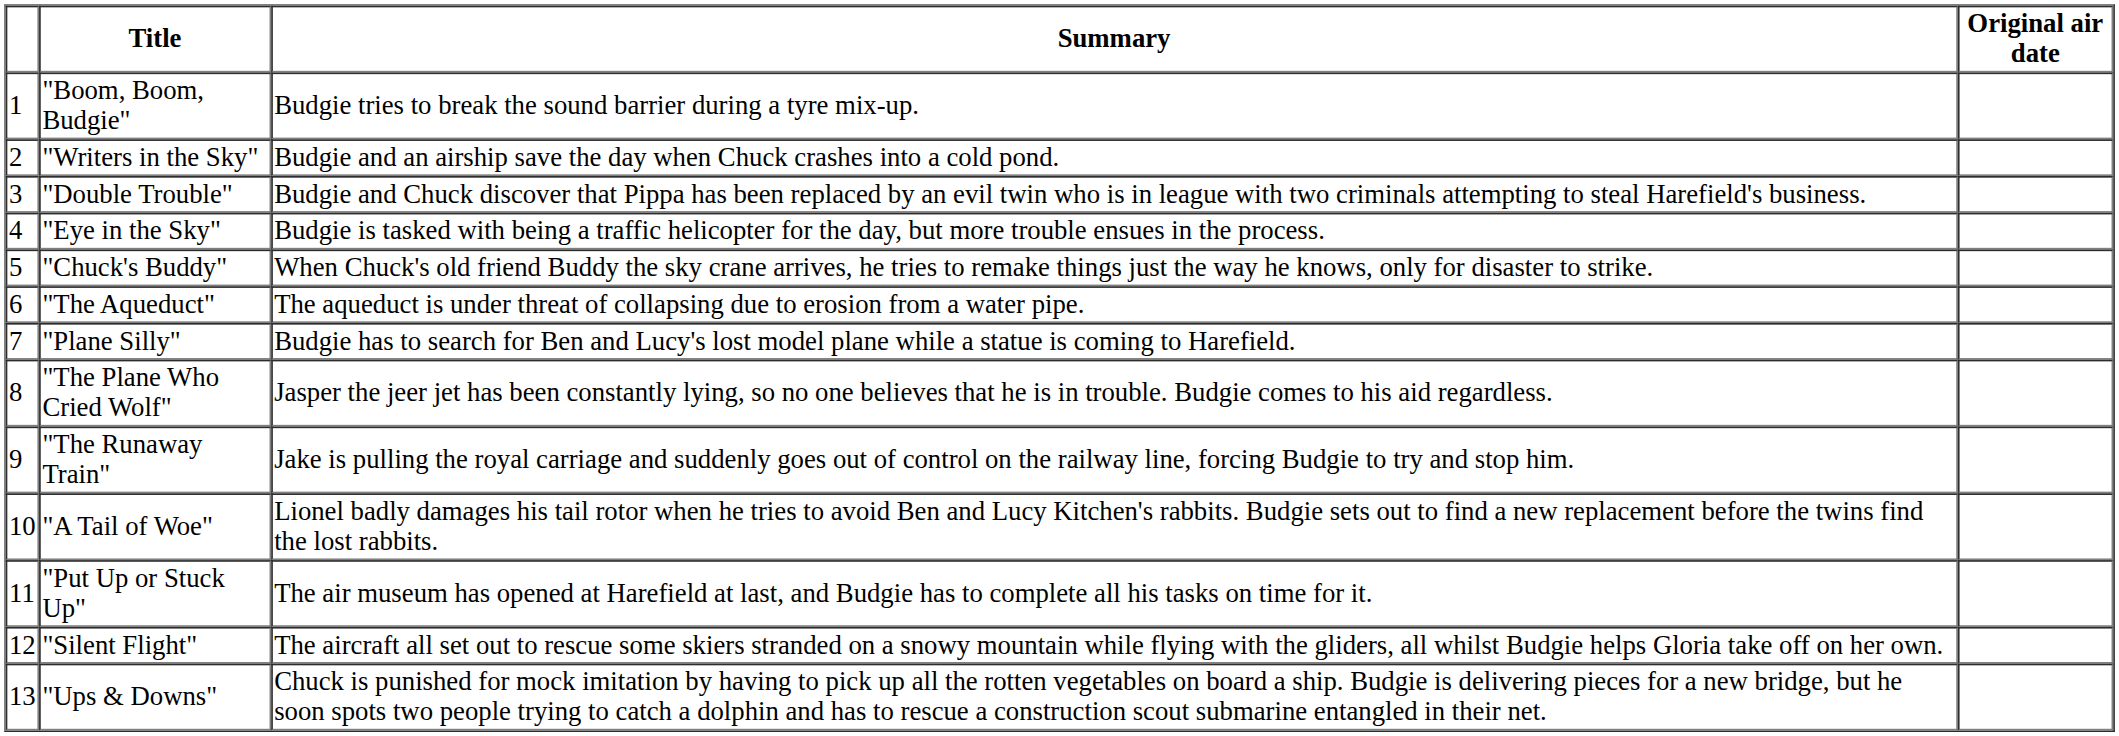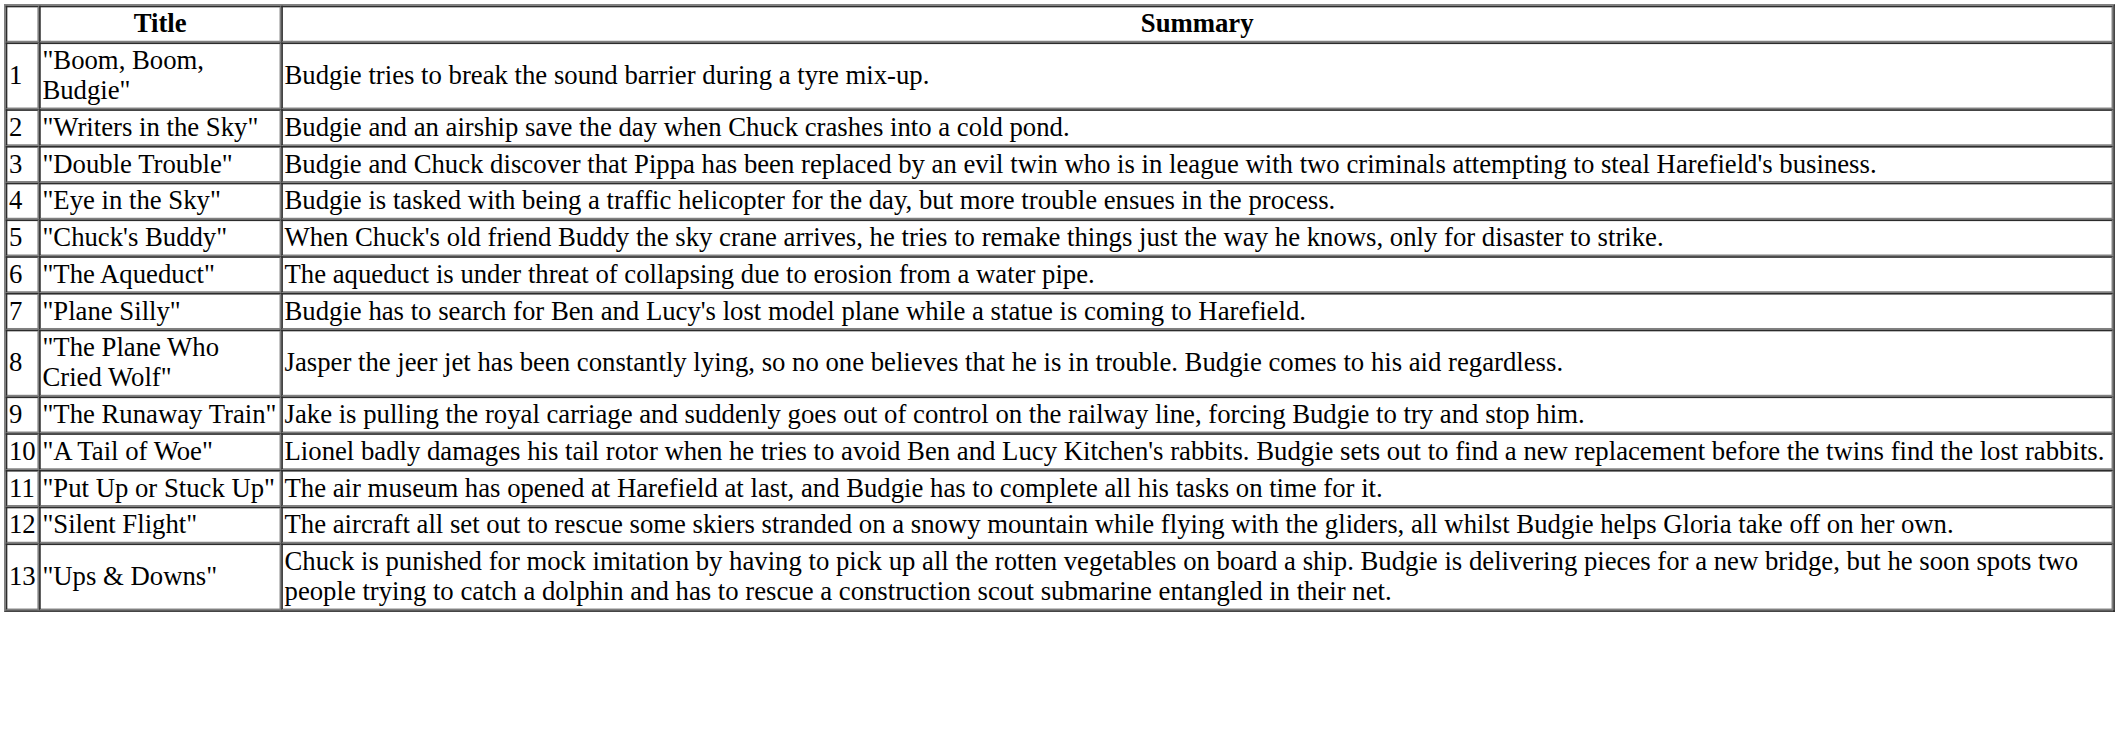- column: (2035, 38)
